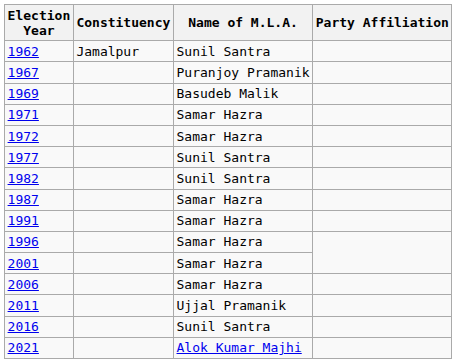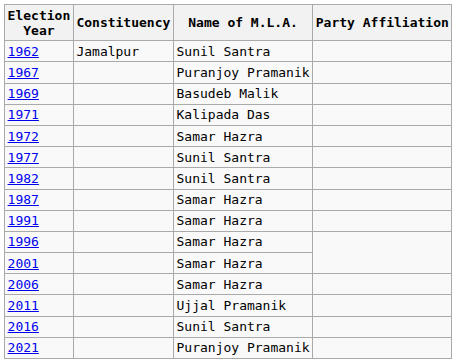(220, 115) Samar Hazra -> (223, 115) Kalipada Das
(239, 348) Alok Kumar Majhi -> (243, 348) Puranjoy Pramanik
